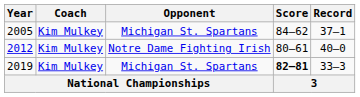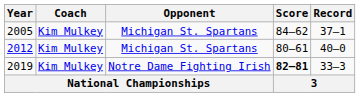(189, 48) Notre Dame Fighting Irish -> (189, 48) Michigan St. Spartans
(189, 66) Michigan St. Spartans -> (189, 66) Notre Dame Fighting Irish
